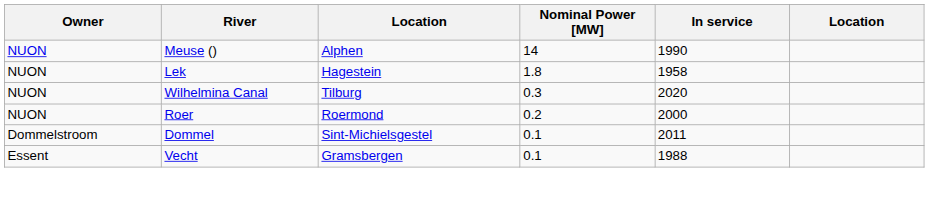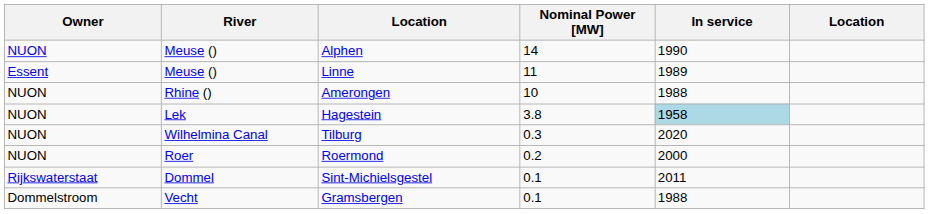+ row: (338, 72)
+ row: (356, 93)
(532, 72) 1.8 -> (532, 114) 3.8
(673, 72) no background -> (673, 114) lightblue background
(52, 135) Dommelstroom -> (52, 177) Rijkswaterstaat
(28, 156) Essent -> (52, 198) Dommelstroom
